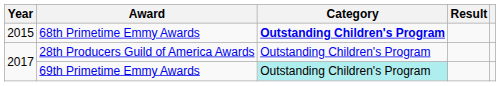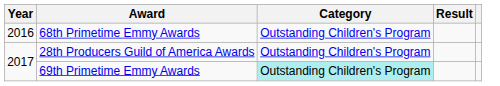(20, 33) 2015 -> (20, 33) 2016
(353, 33) bold -> (345, 33) normal
